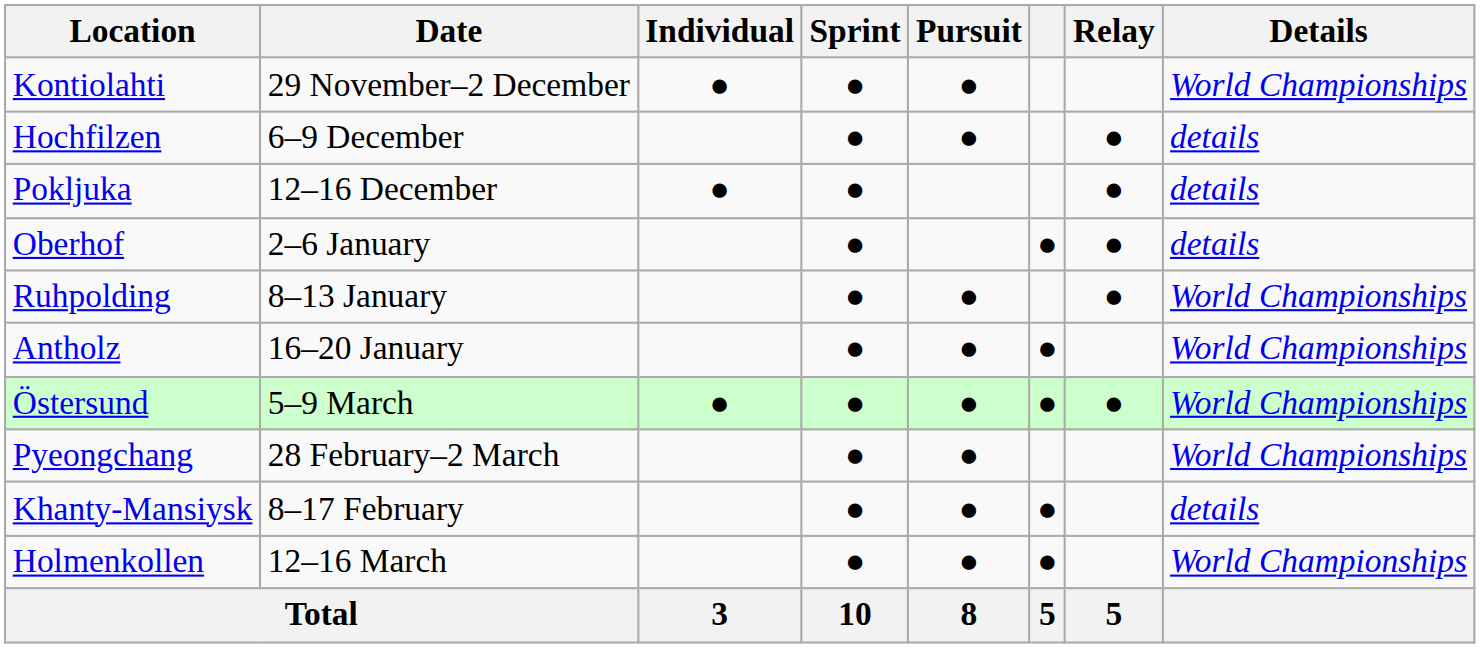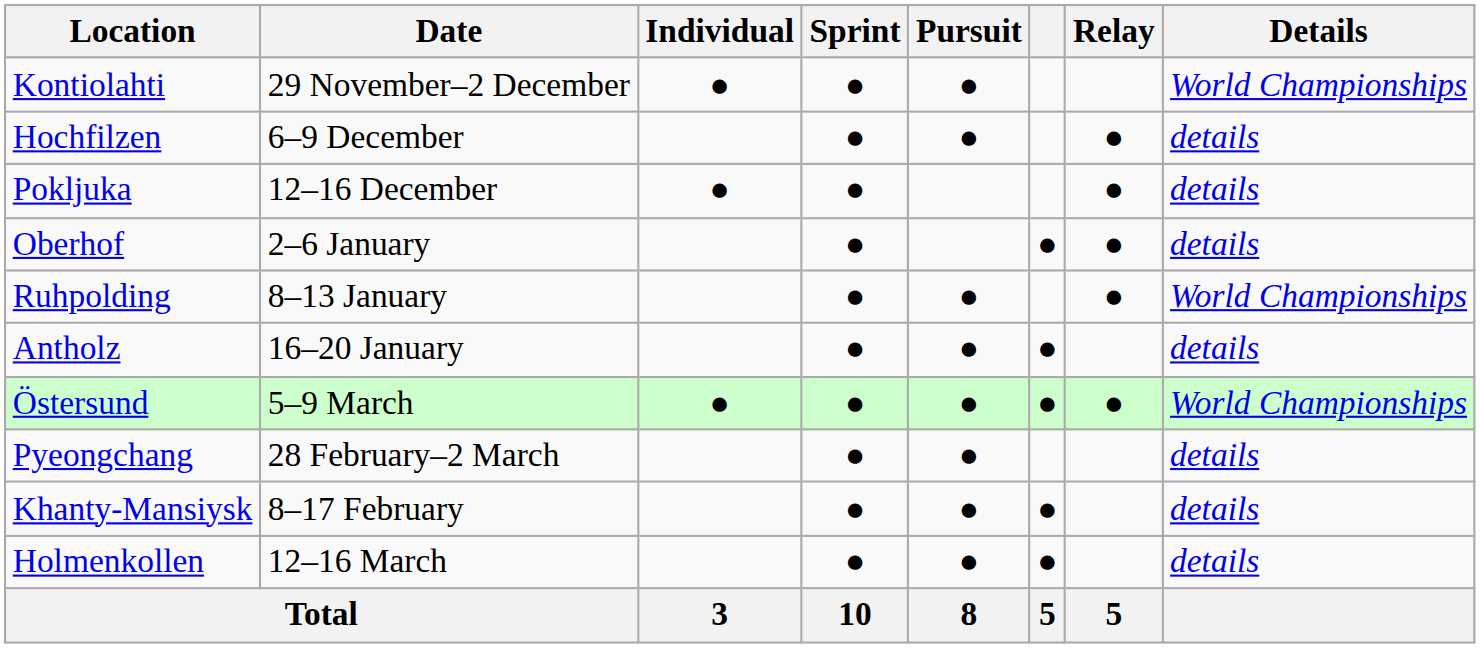(1319, 349) World Championships -> (1215, 349) details
(1319, 455) World Championships -> (1215, 455) details
(1319, 561) World Championships -> (1215, 561) details
